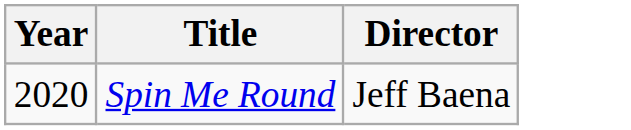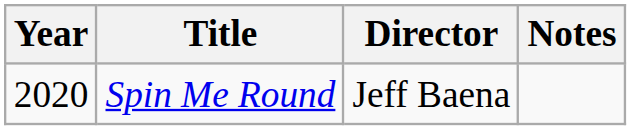+ column: (572, 34)
